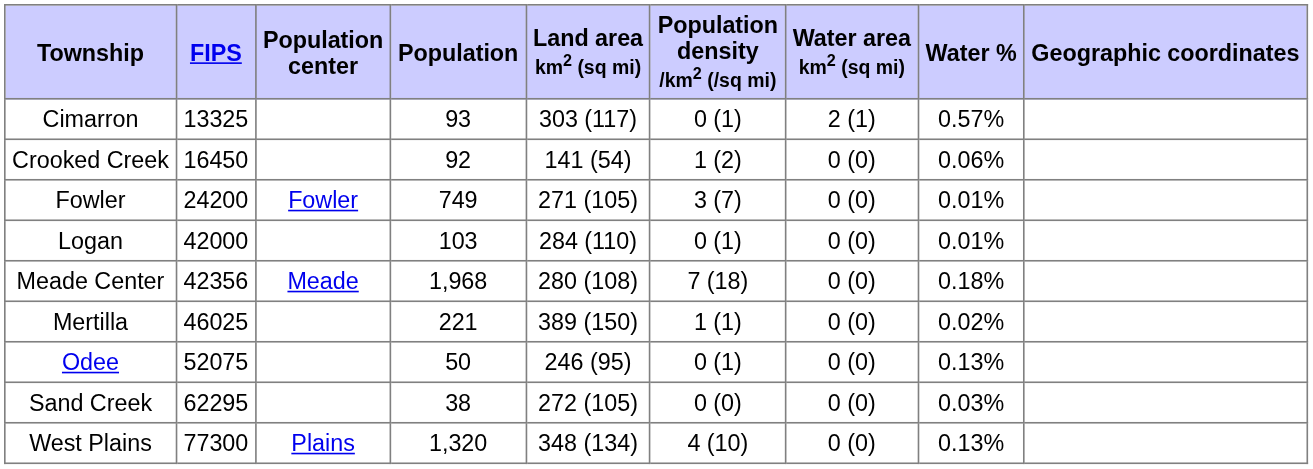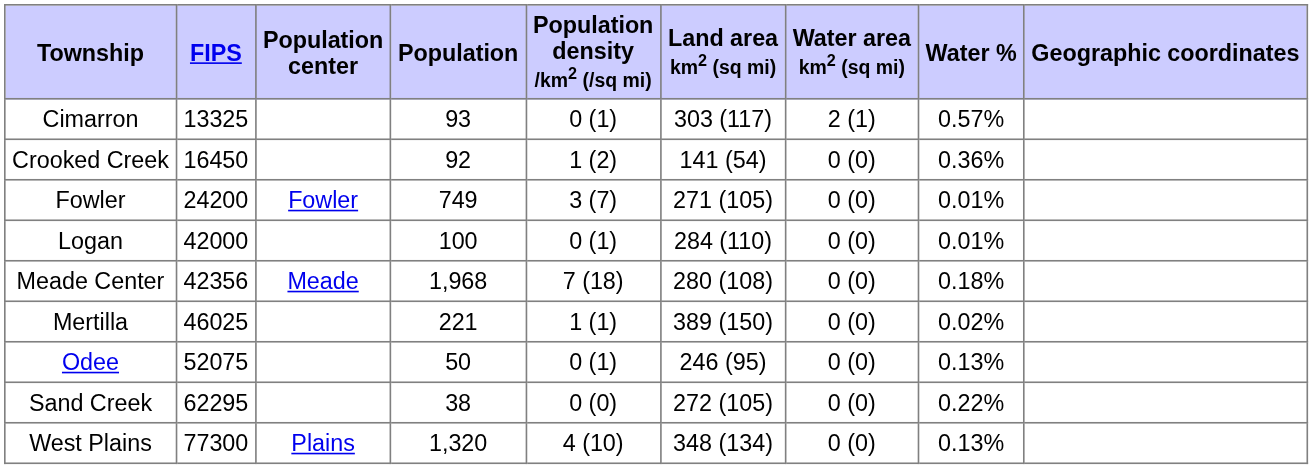columns swapped: (718, 52) <-> (588, 52)
(971, 160) 0.06% -> (971, 160) 0.36%
(458, 241) 103 -> (458, 241) 100
(971, 403) 0.03% -> (971, 403) 0.22%
